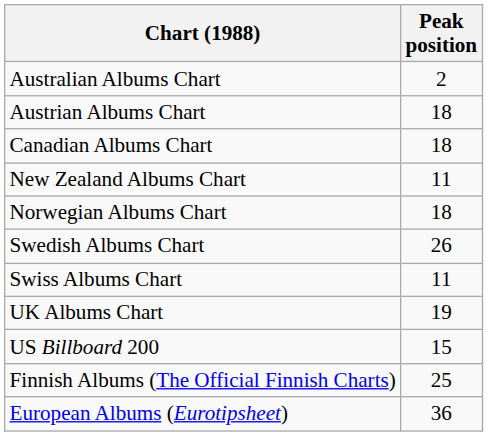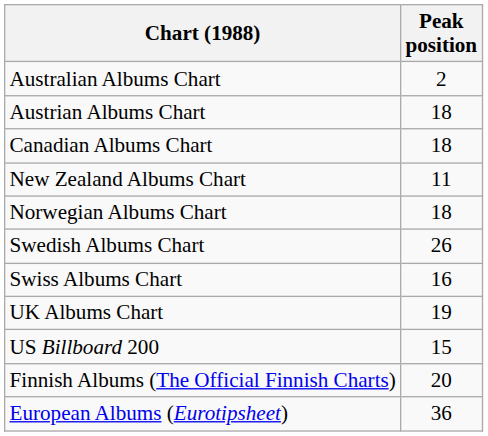(441, 279) 11 -> (441, 279) 16
(441, 379) 25 -> (441, 379) 20
